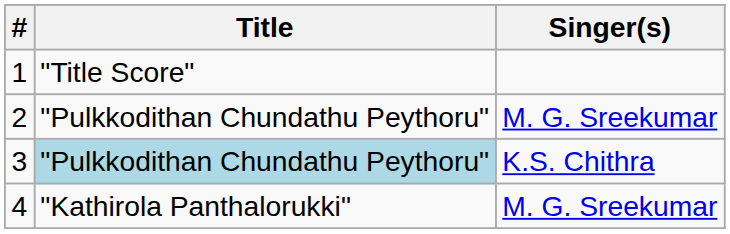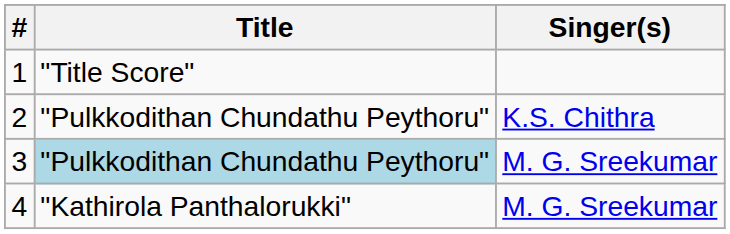(610, 117) M. G. Sreekumar -> (578, 117) K.S. Chithra
(578, 162) K.S. Chithra -> (610, 162) M. G. Sreekumar
